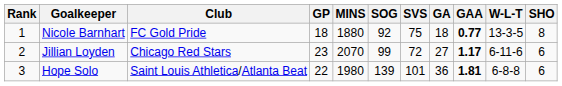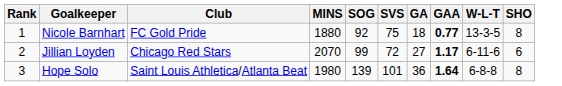- column: (321, 14)
(470, 71) 1.81 -> (447, 71) 1.64
(542, 71) 6 -> (519, 71) 8
